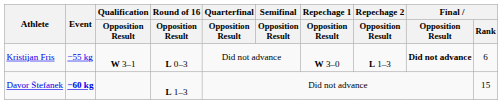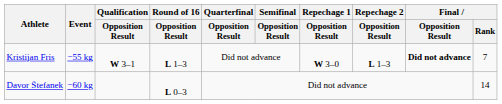(176, 64) L 0–3 -> (176, 64) L 1–3
(486, 58) 6 -> (485, 58) 7
(80, 86) bold -> (80, 86) normal
(176, 92) L 1–3 -> (176, 92) L 0–3
(486, 86) 15 -> (485, 86) 14
